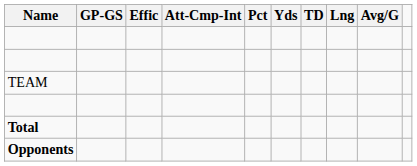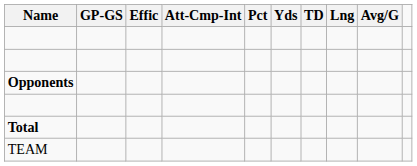rows swapped: (28, 82) <-> (41, 149)
